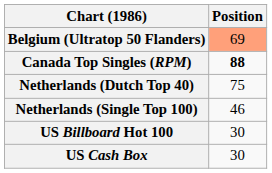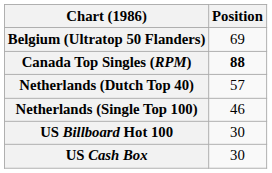(237, 39) lightsalmon background -> (237, 39) no background
(237, 86) 75 -> (237, 86) 57
